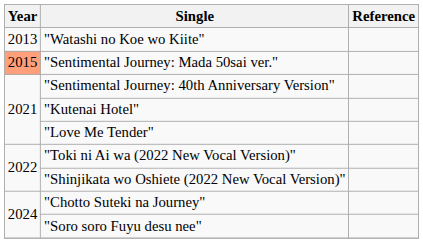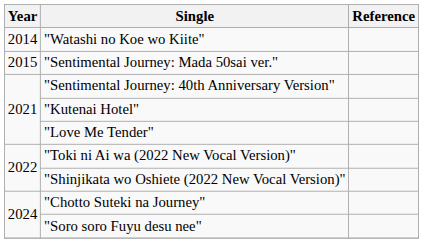(23, 39) 2013 -> (23, 39) 2014
(23, 62) lightsalmon background -> (23, 62) no background
